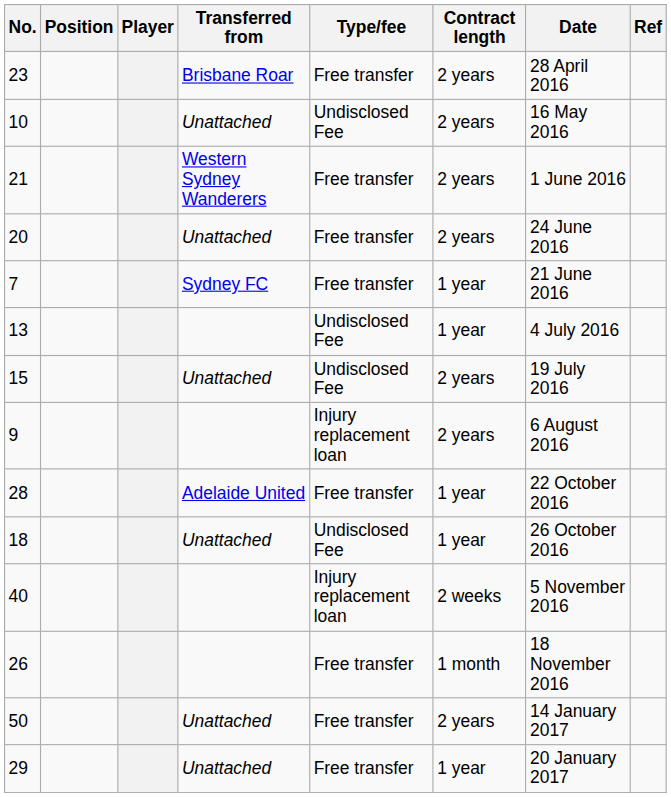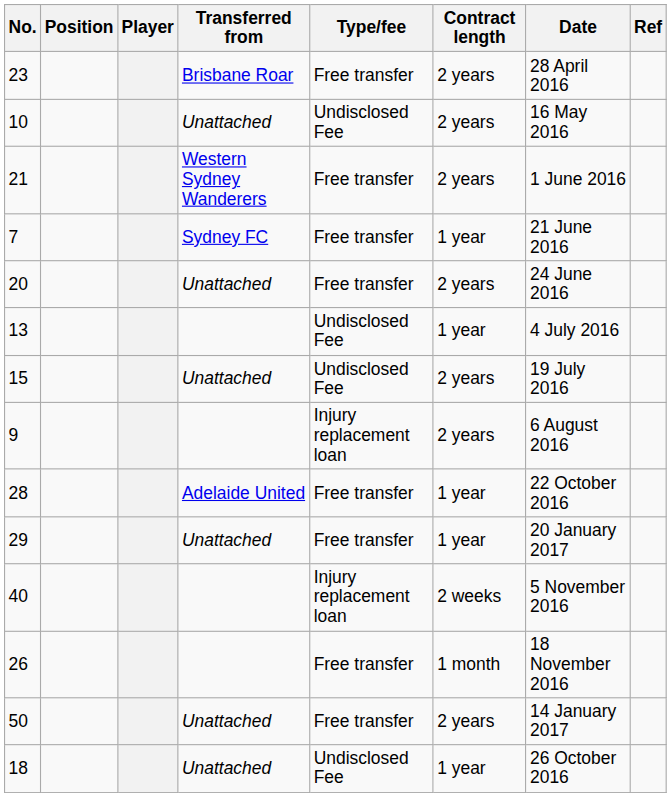rows swapped: (13, 284) <-> (18, 236)
rows swapped: (18, 540) <-> (18, 768)
